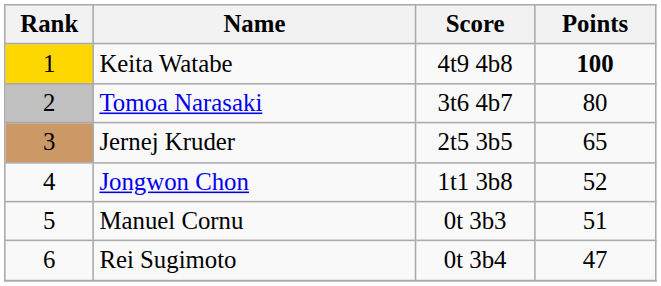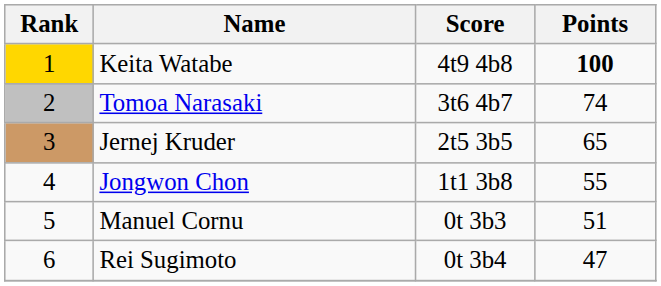(595, 102) 80 -> (595, 102) 74
(595, 181) 52 -> (595, 181) 55
